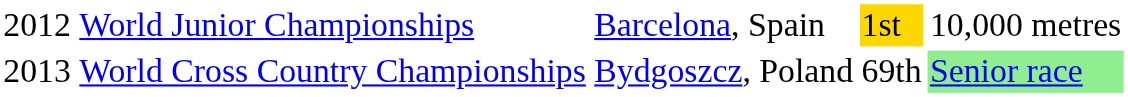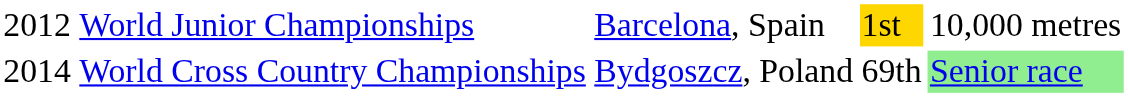(37, 71) 2013 -> (37, 71) 2014
